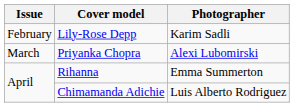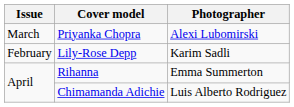rows swapped: (97, 33) <-> (99, 53)
